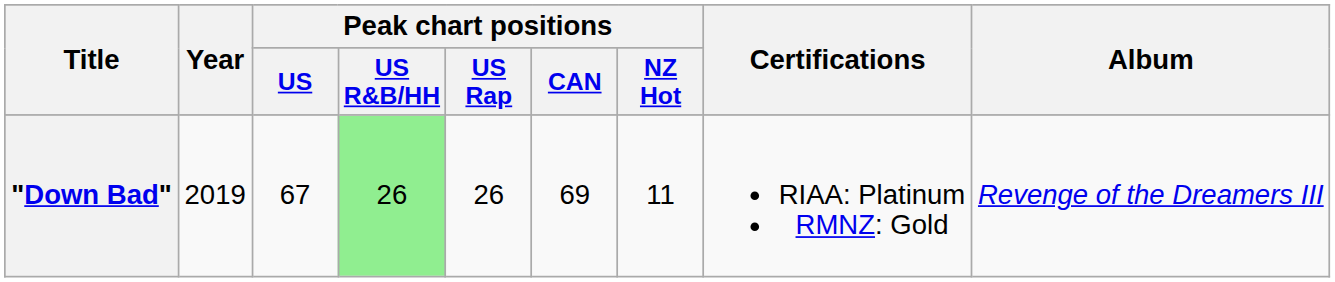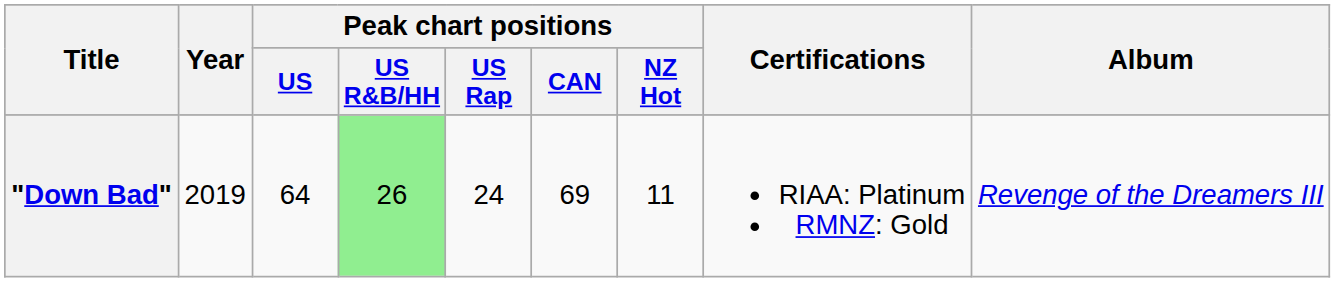(295, 195) 67 -> (295, 195) 64
(489, 195) 26 -> (489, 195) 24
